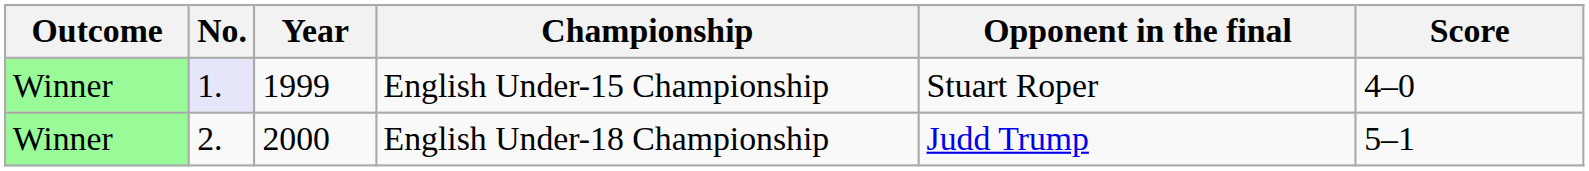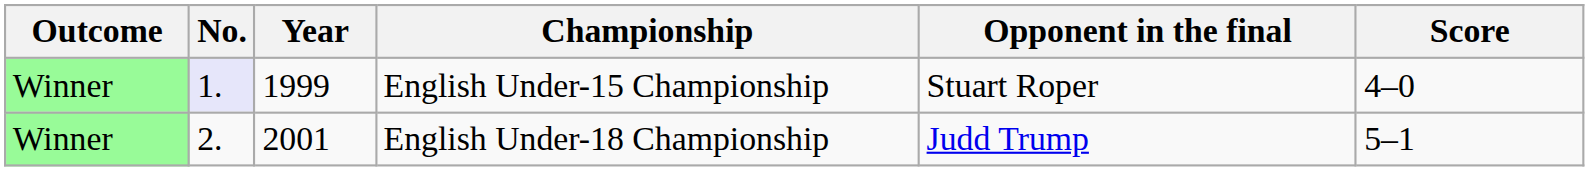(296, 138) 2000 -> (296, 138) 2001
